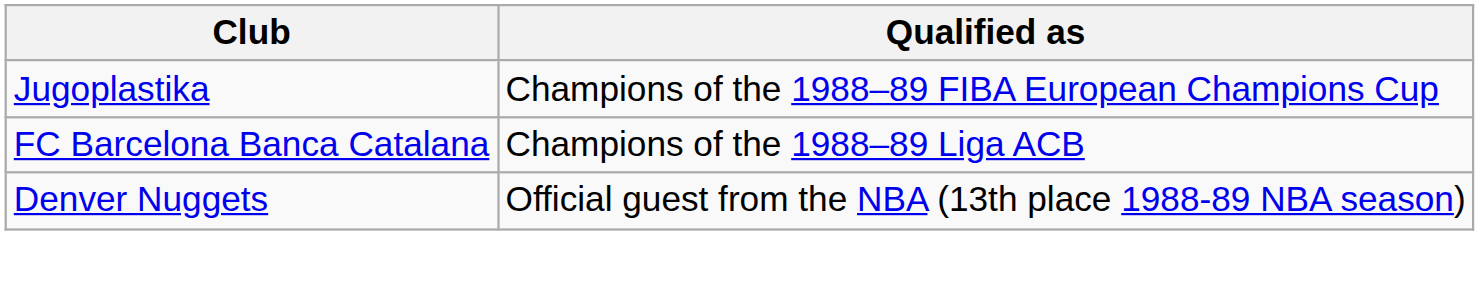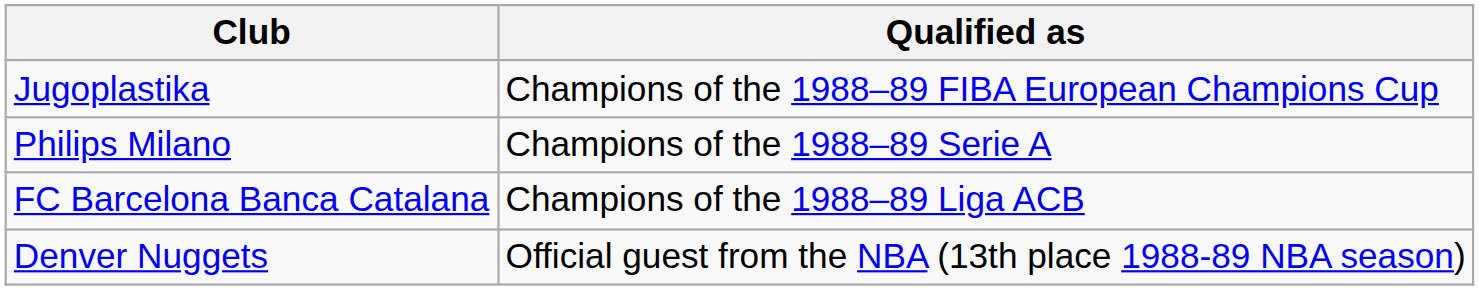+ row: (122, 144)
